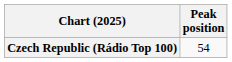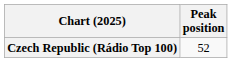(204, 47) 54 -> (204, 47) 52
